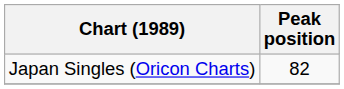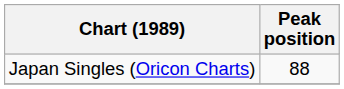(300, 68) 82 -> (300, 68) 88
